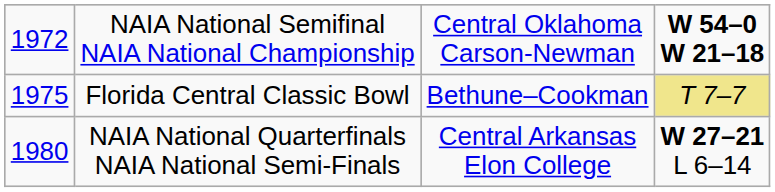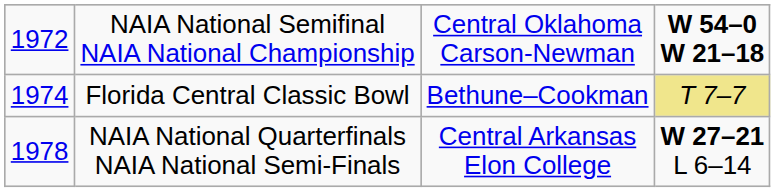(40, 95) 1975 -> (40, 95) 1974
(40, 151) 1980 -> (40, 151) 1978
